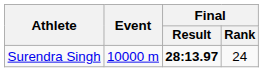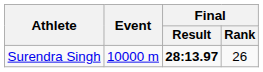(240, 57) 24 -> (240, 57) 26
